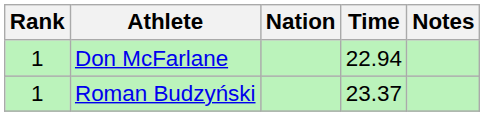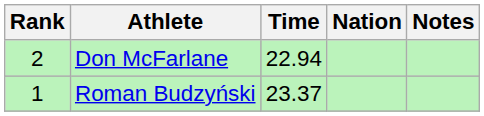columns swapped: (301, 22) <-> (374, 22)
(37, 57) 1 -> (37, 57) 2
